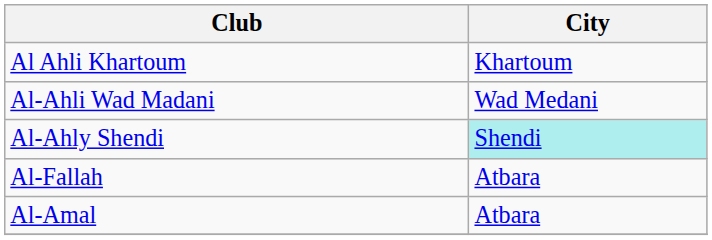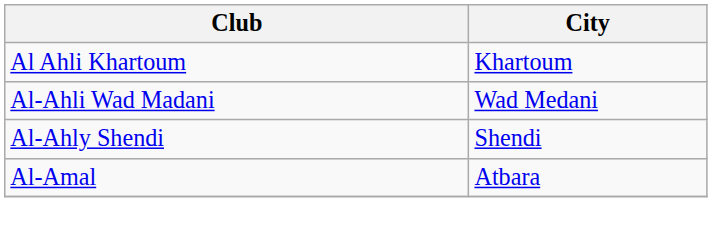(508, 138) paleturquoise background -> (508, 138) no background
- row: (57, 176)
